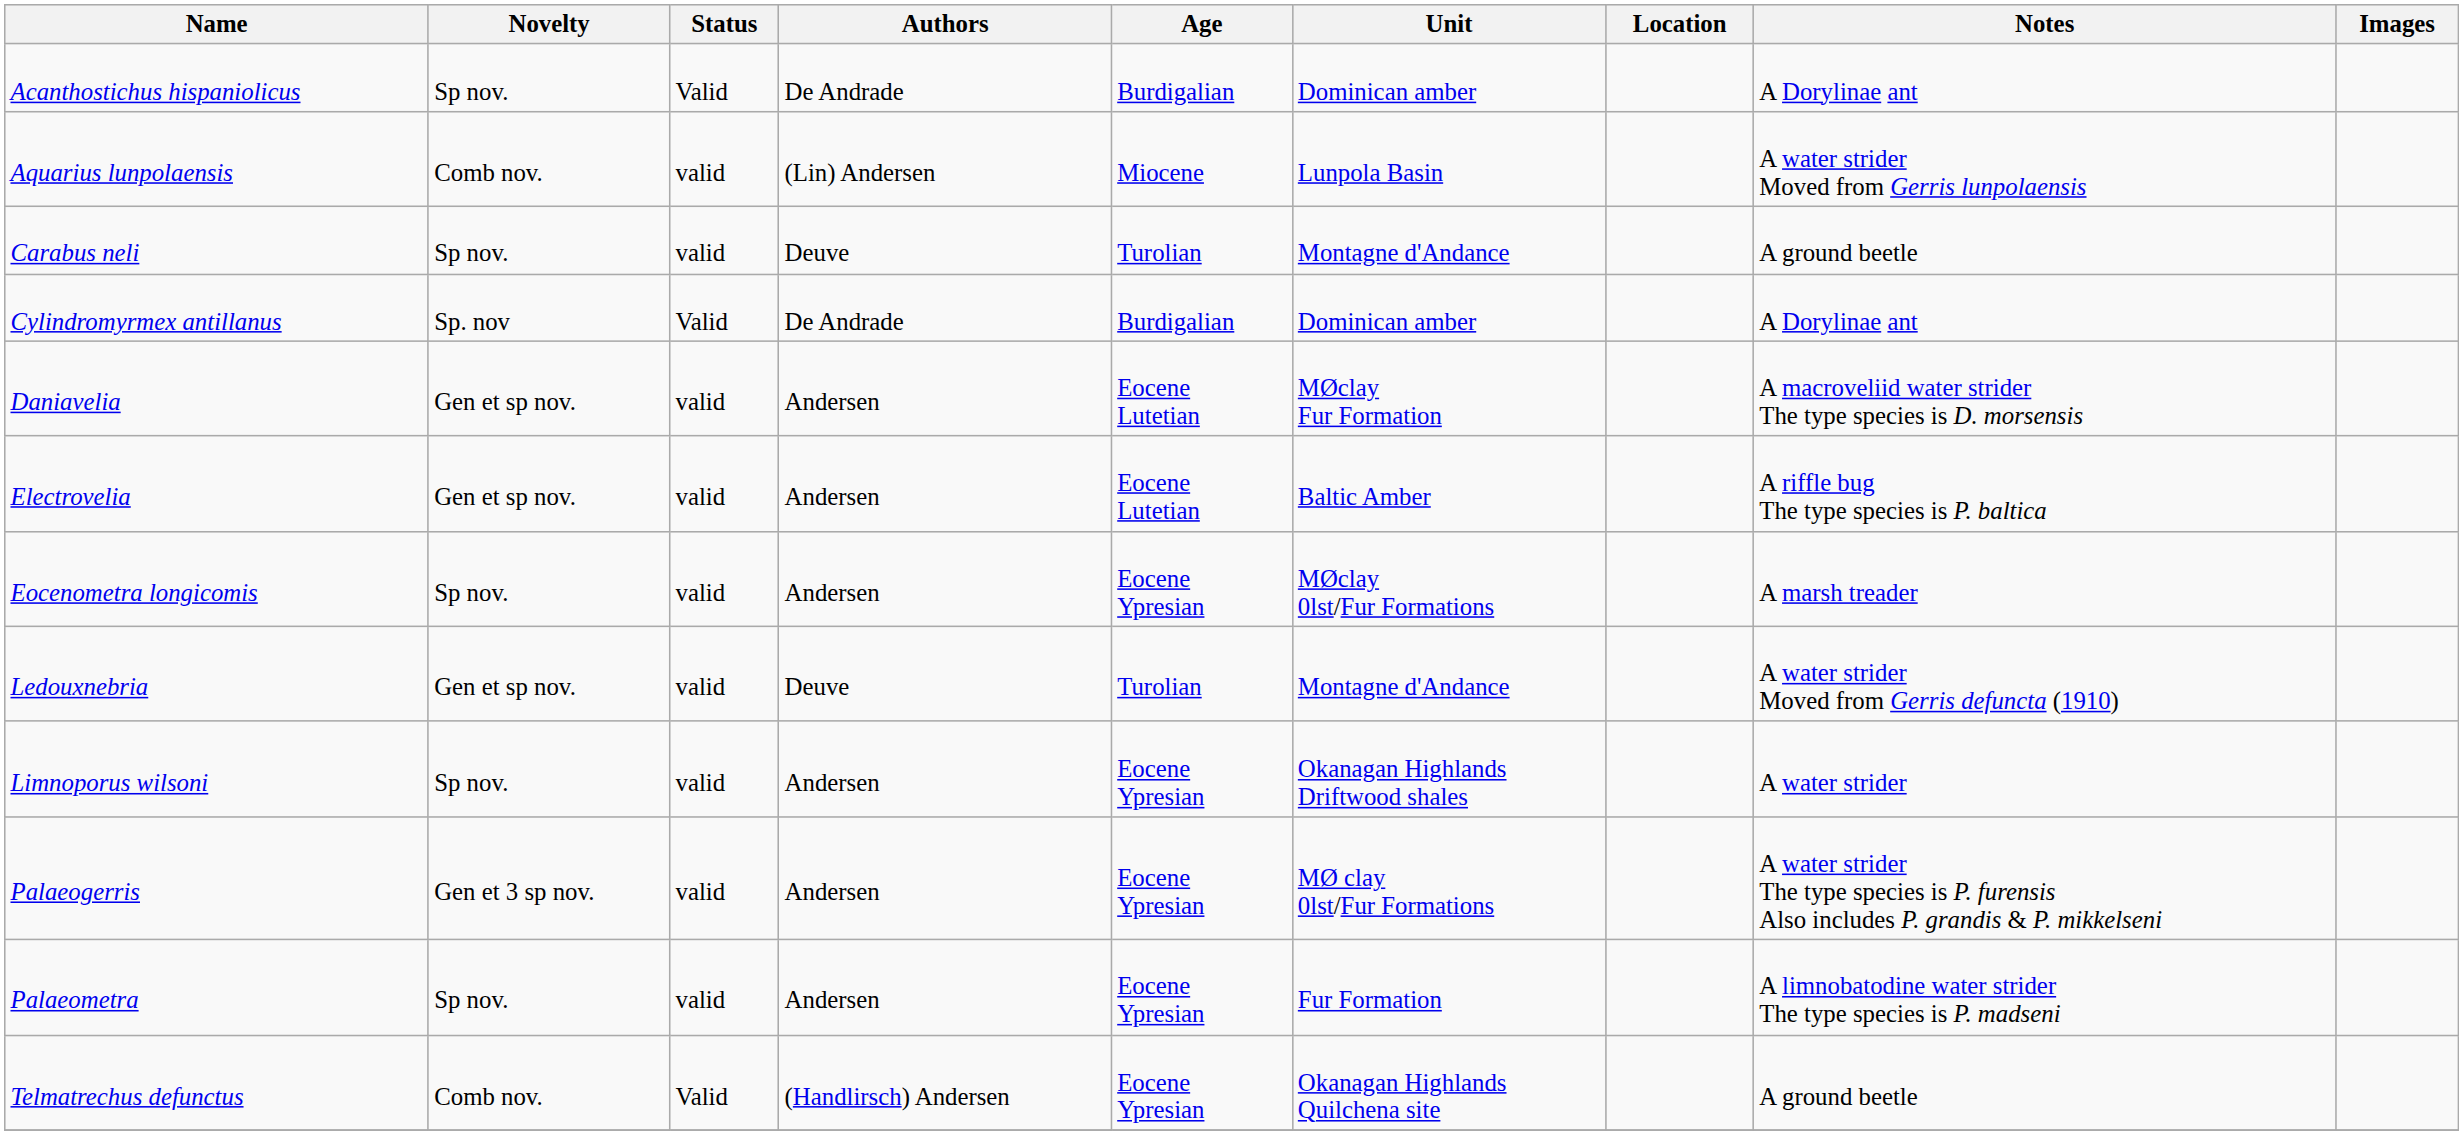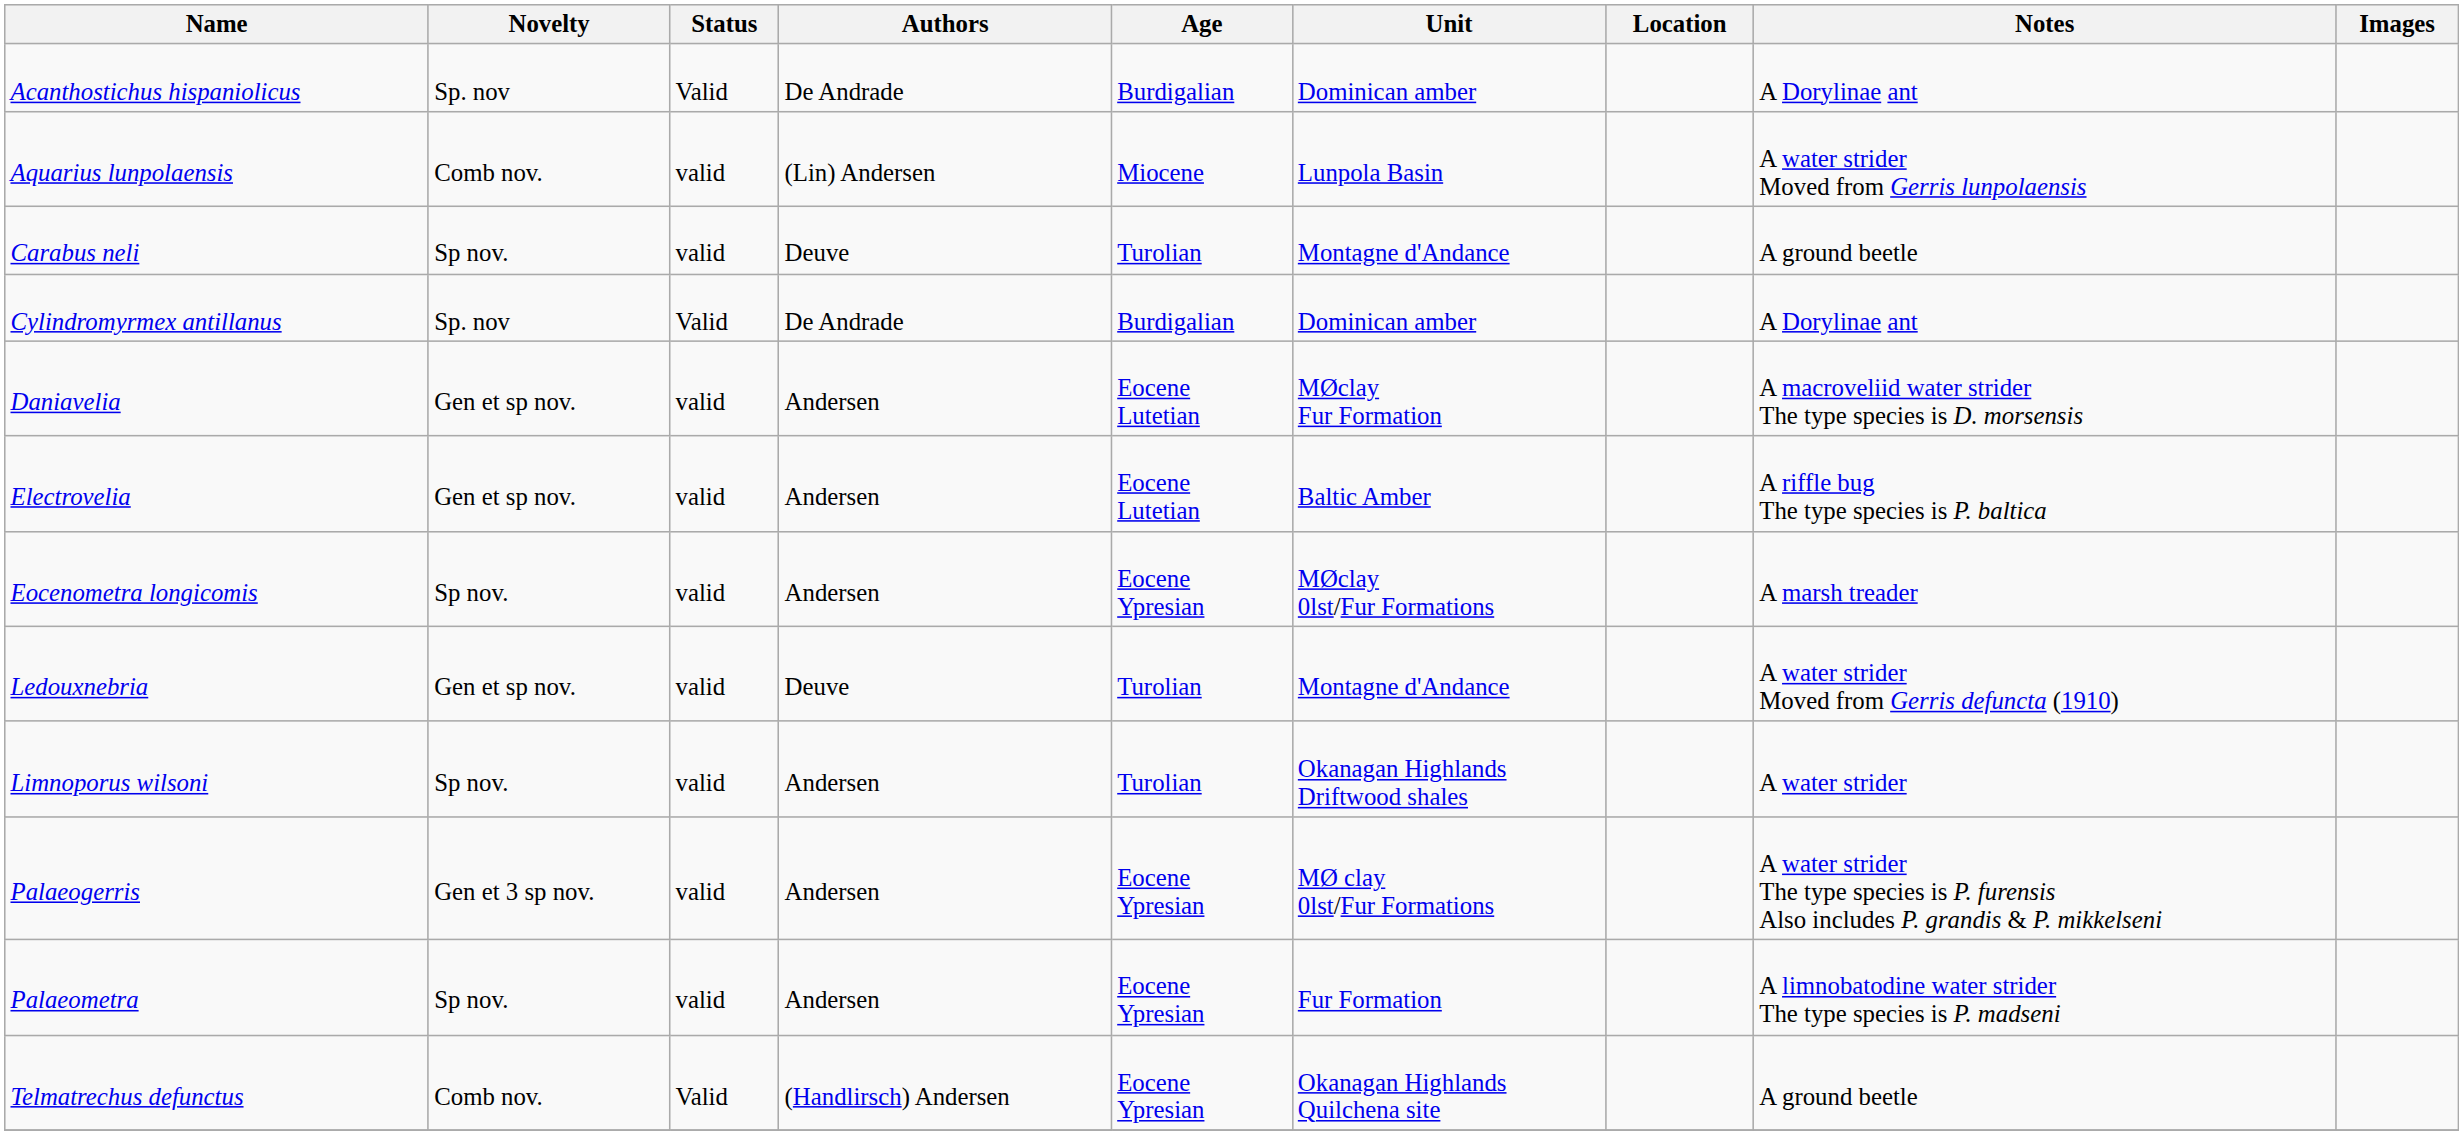(471, 91) Sp nov. -> (472, 91) Sp. nov
(1161, 782) Eocene Ypresian -> (1159, 782) Turolian
